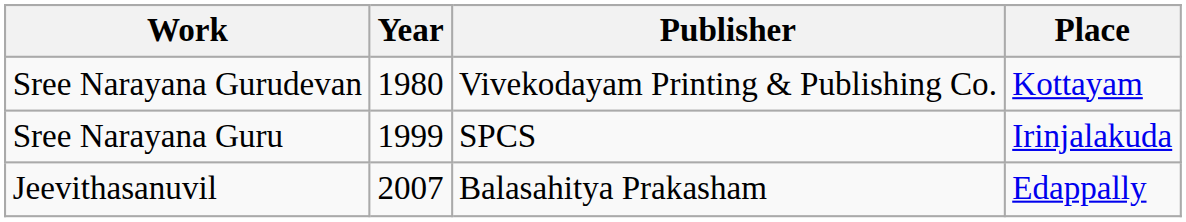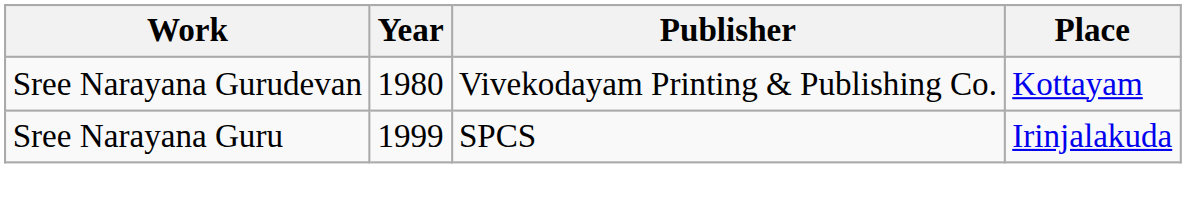- row: (115, 188)
